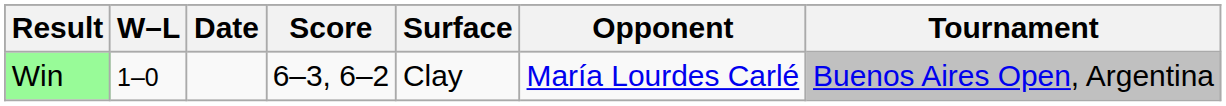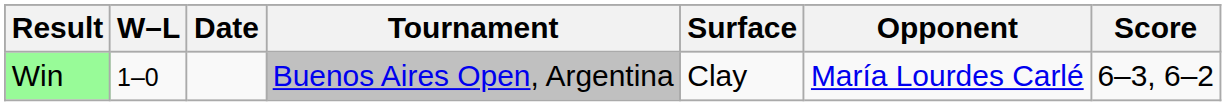columns swapped: (1013, 28) <-> (331, 28)
